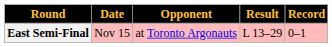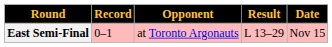columns swapped: (112, 14) <-> (307, 14)
